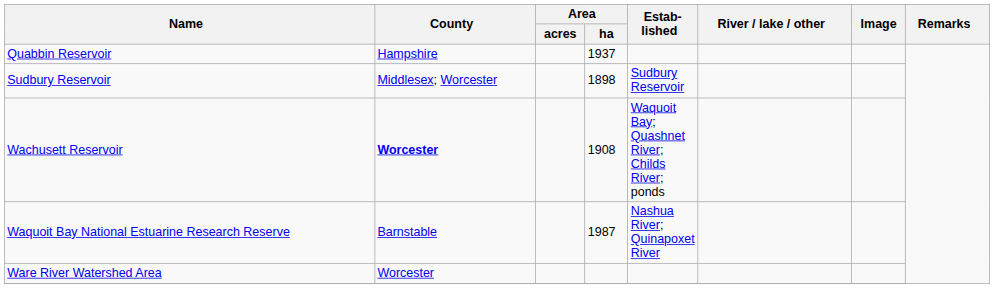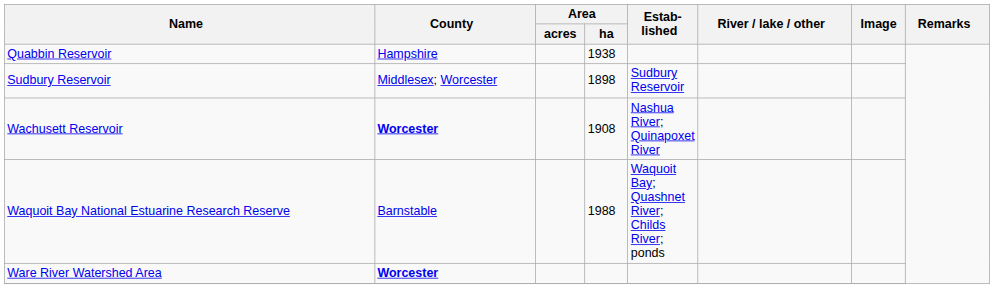(602, 53) 1937 -> (602, 53) 1938
(658, 149) Waquoit Bay; Quashnet River; Childs River; ponds -> (663, 128) Nashua River; Quinapoxet River
(602, 232) 1987 -> (602, 211) 1988
(663, 232) Nashua River; Quinapoxet River -> (658, 211) Waquoit Bay; Quashnet River; Childs River; ponds
(406, 273) normal -> (408, 273) bold
